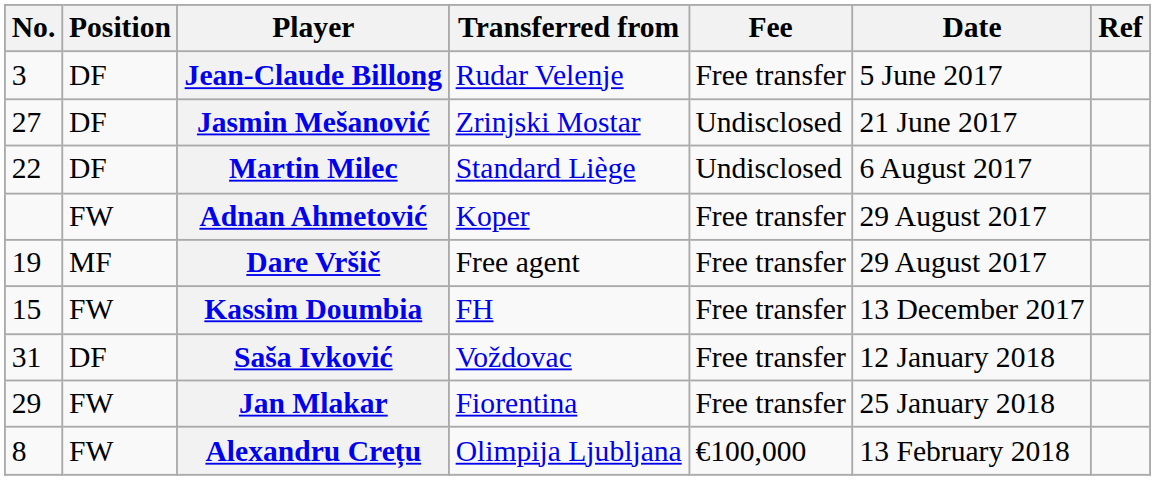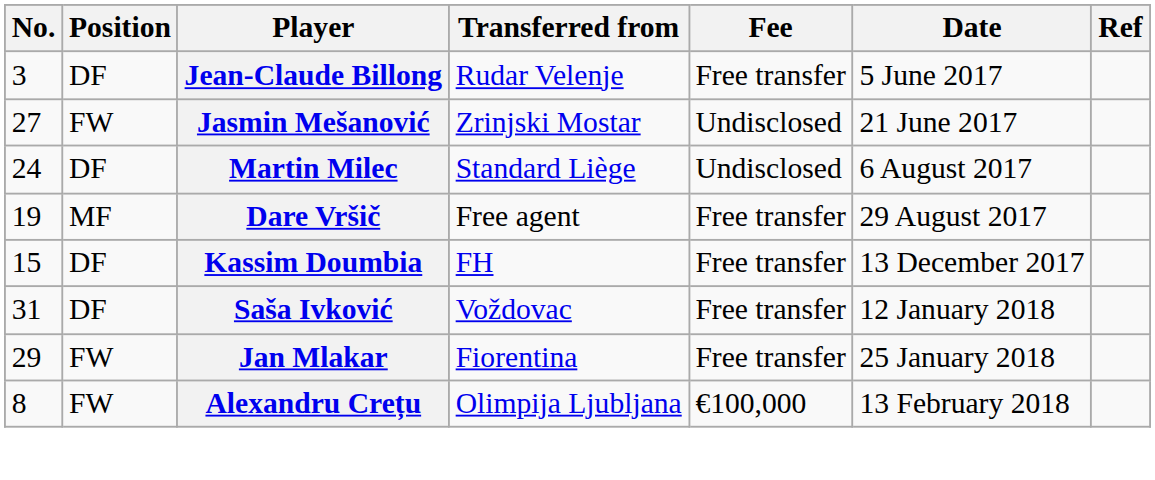(88, 121) DF -> (91, 121) FW
(27, 168) 22 -> (27, 168) 24
- row: (313, 215)
(91, 309) FW -> (88, 262) DF
